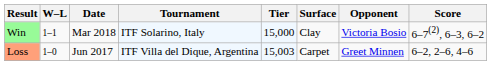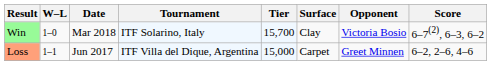(50, 33) 1–1 -> (50, 33) 1–0
(279, 32) 15,000 -> (279, 32) 15,700
(50, 52) 1–0 -> (50, 52) 1–1
(279, 51) 15,003 -> (279, 51) 15,000
